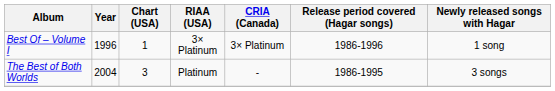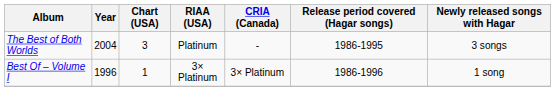rows swapped: (46, 45) <-> (44, 72)
